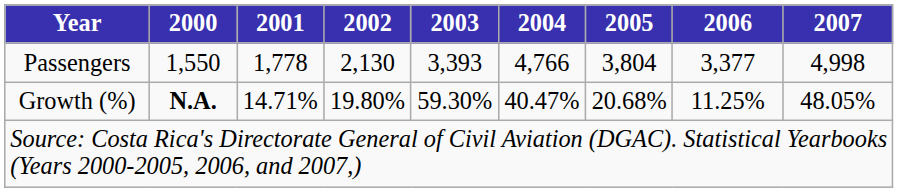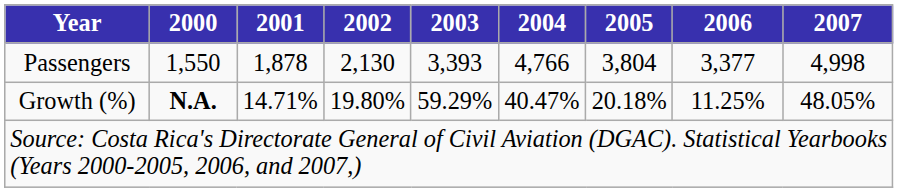(280, 62) 1,778 -> (280, 62) 1,878
(455, 100) 59.30% -> (455, 100) 59.29%
(629, 100) 20.68% -> (629, 100) 20.18%
